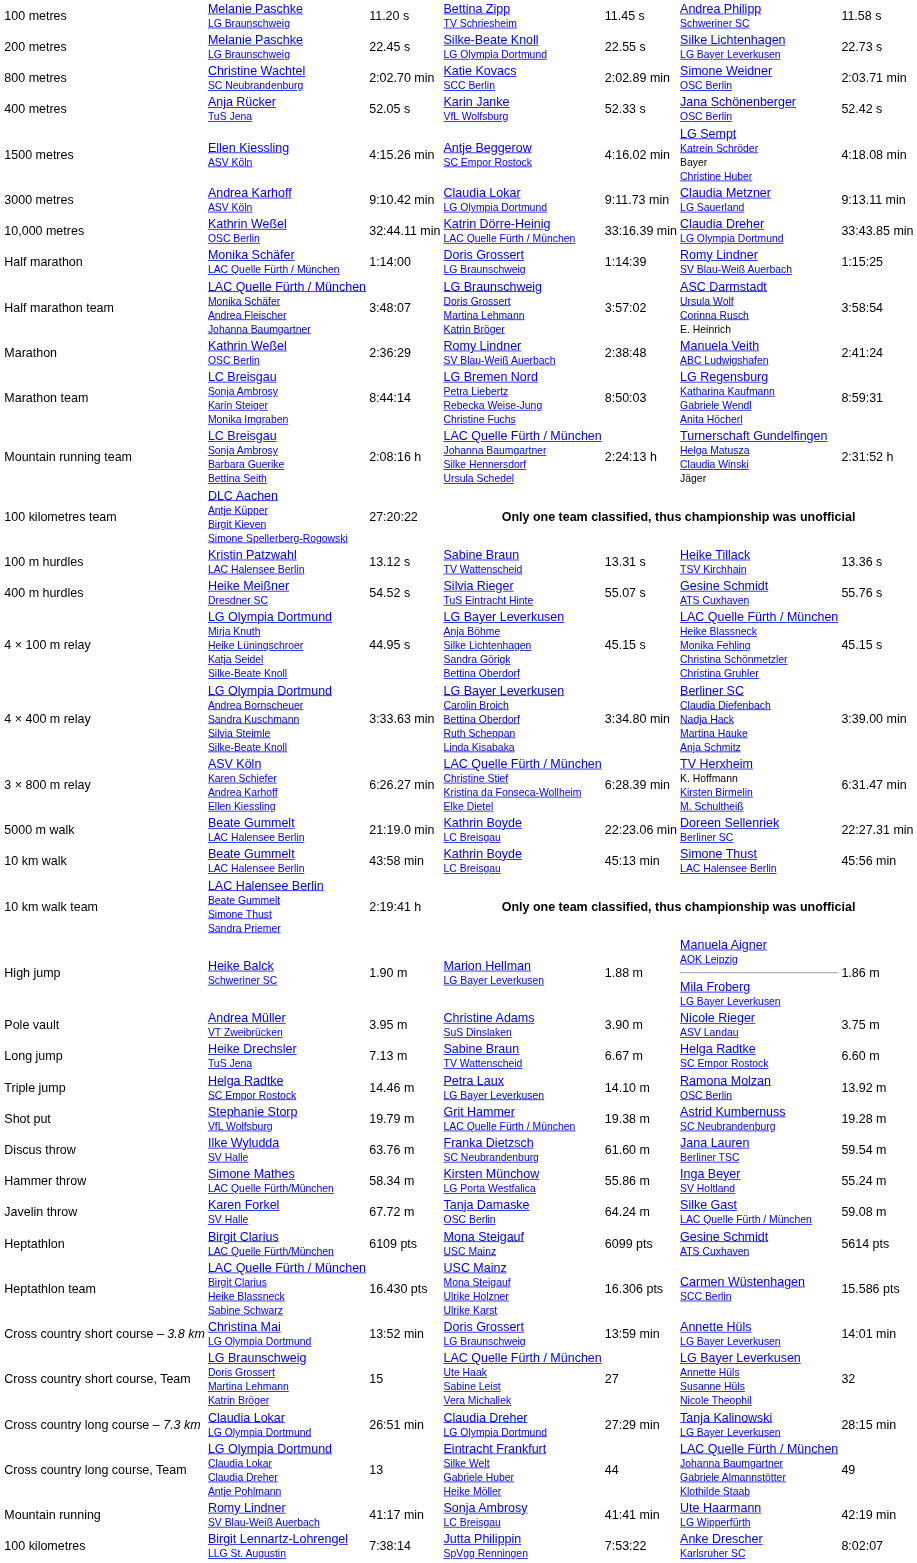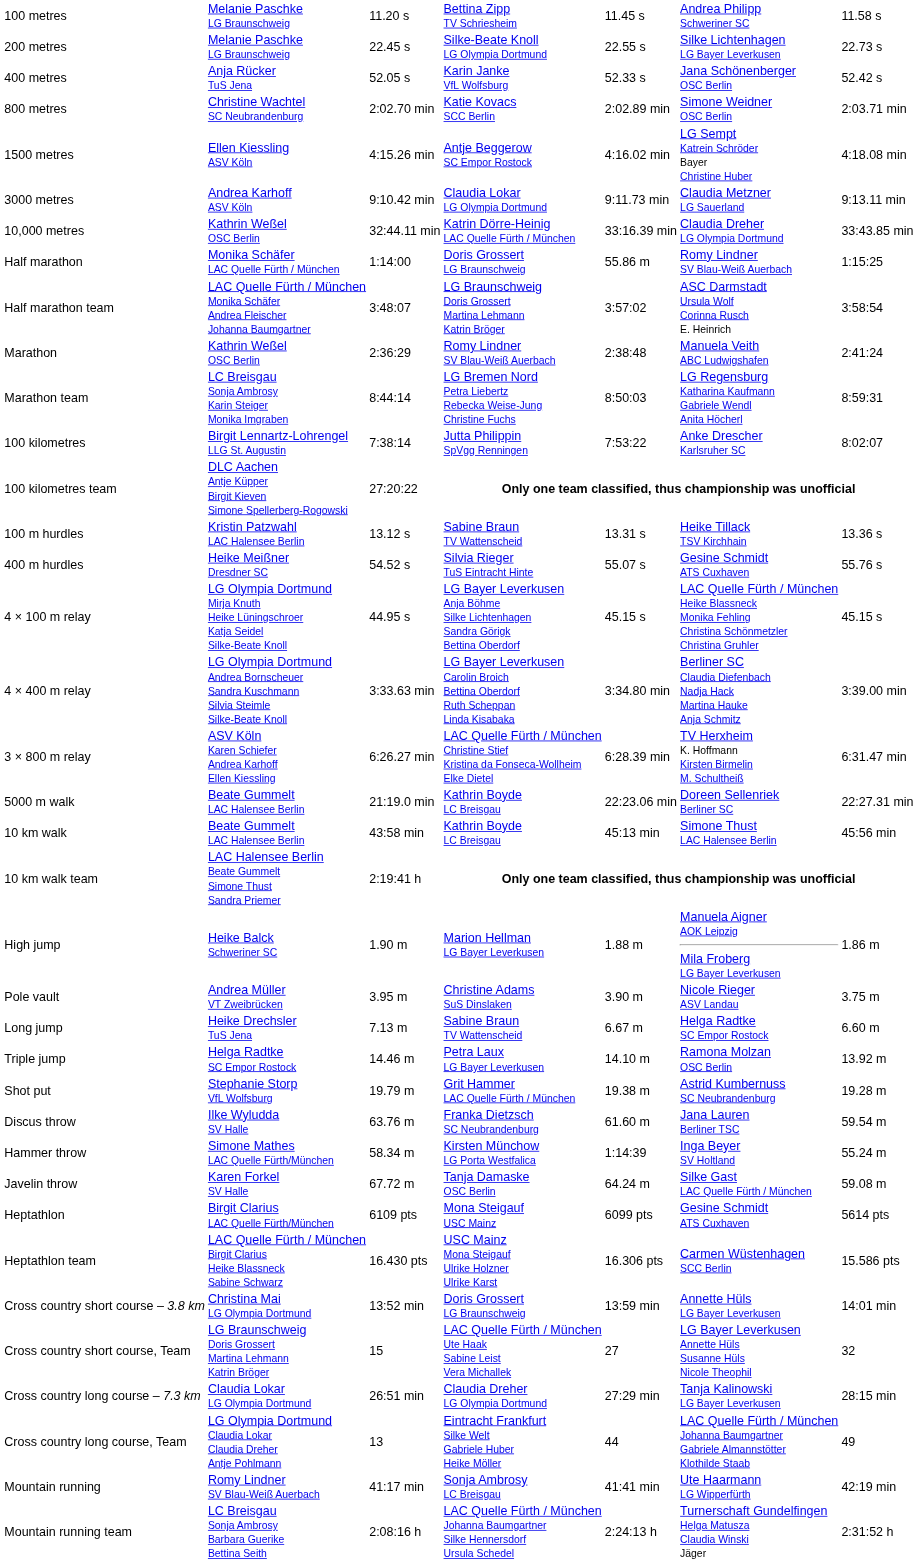rows swapped: (36, 109) <-> (36, 78)
(626, 262) 1:14:39 -> (627, 262) 55.86 m
rows swapped: (45, 1546) <-> (68, 457)
(627, 1181) 55.86 m -> (626, 1153) 1:14:39
